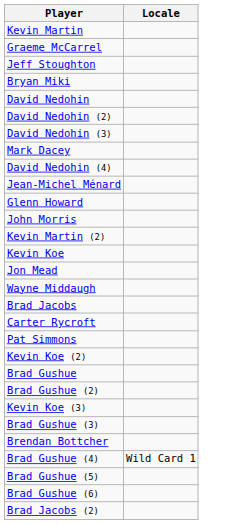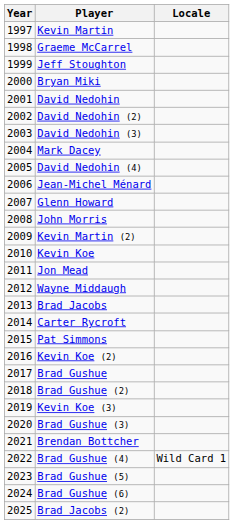+ column: (20, 13)
